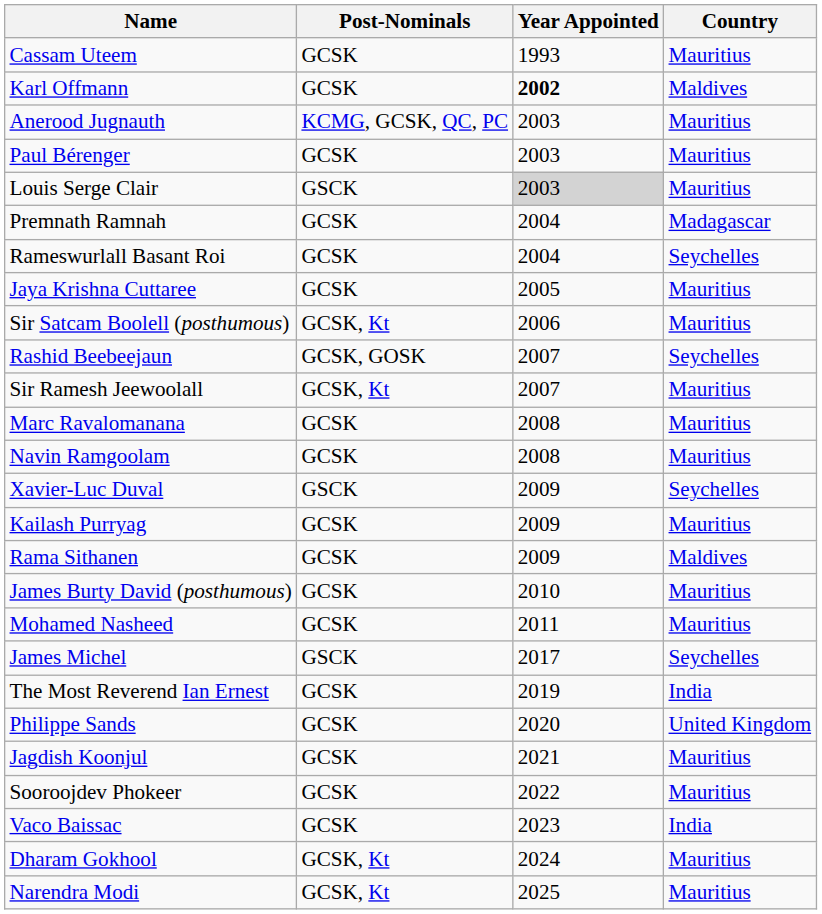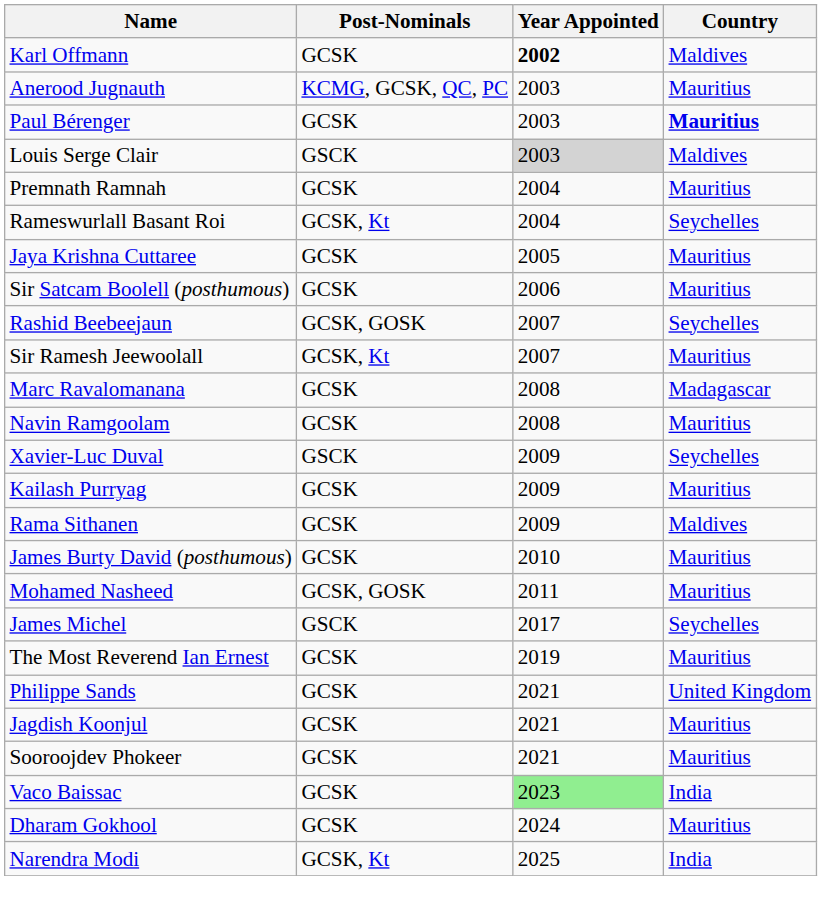- row: (73, 54)
(710, 155) normal -> (714, 121) bold
(710, 188) Mauritius -> (708, 155) Maldives
(720, 222) Madagascar -> (710, 188) Mauritius
(330, 255) GCSK -> (345, 222) GCSK, Kt
(345, 322) GCSK, Kt -> (330, 289) GCSK
(710, 423) Mauritius -> (720, 389) Madagascar
(330, 624) GCSK -> (364, 590) GCSK, GOSK
(690, 691) India -> (710, 657) Mauritius
(539, 724) 2020 -> (539, 691) 2021
(539, 791) 2022 -> (539, 758) 2021
(539, 825) no background -> (539, 791) lightgreen background
(345, 858) GCSK, Kt -> (330, 825) GCSK
(710, 892) Mauritius -> (690, 858) India
